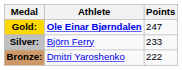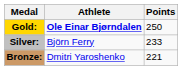(154, 27) 247 -> (154, 27) 250
(154, 57) 222 -> (154, 57) 221
